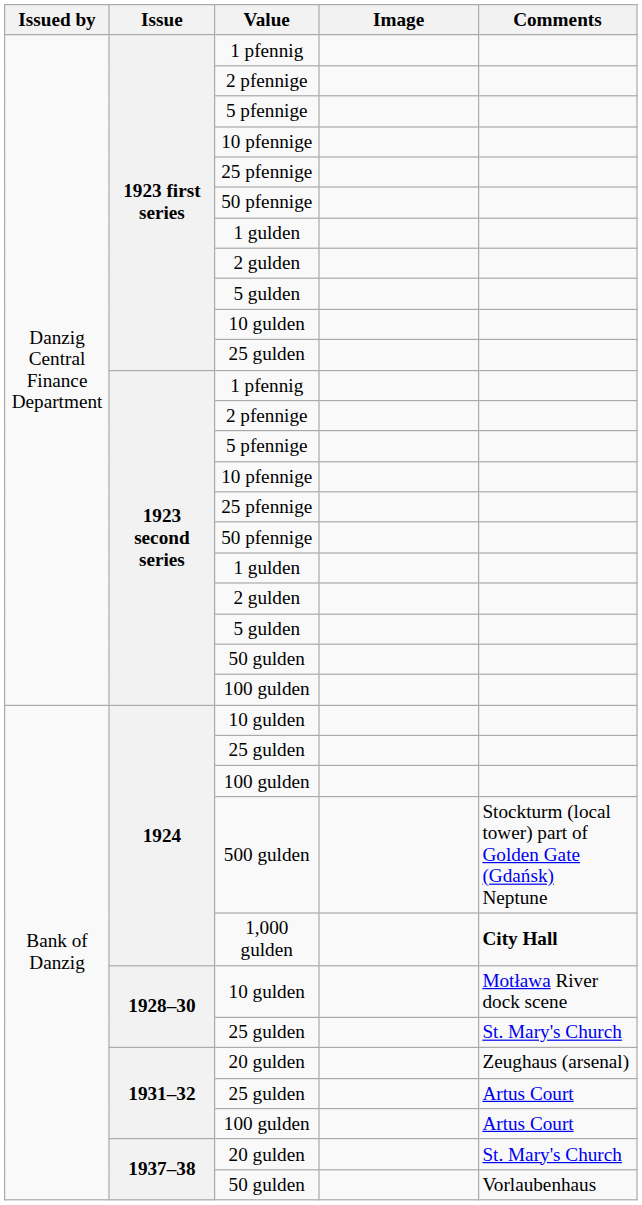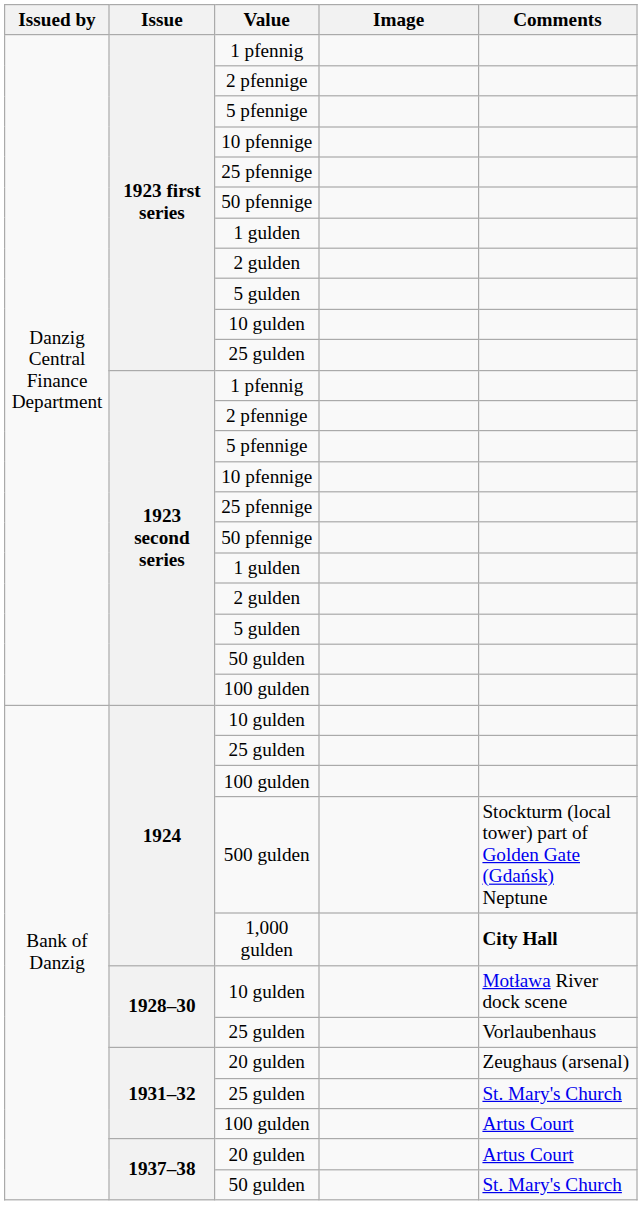(552, 1032) St. Mary's Church -> (539, 1032) Vorlaubenhaus
(528, 1093) Artus Court -> (552, 1093) St. Mary's Church
(552, 1154) St. Mary's Church -> (528, 1154) Artus Court
(539, 1184) Vorlaubenhaus -> (552, 1184) St. Mary's Church
